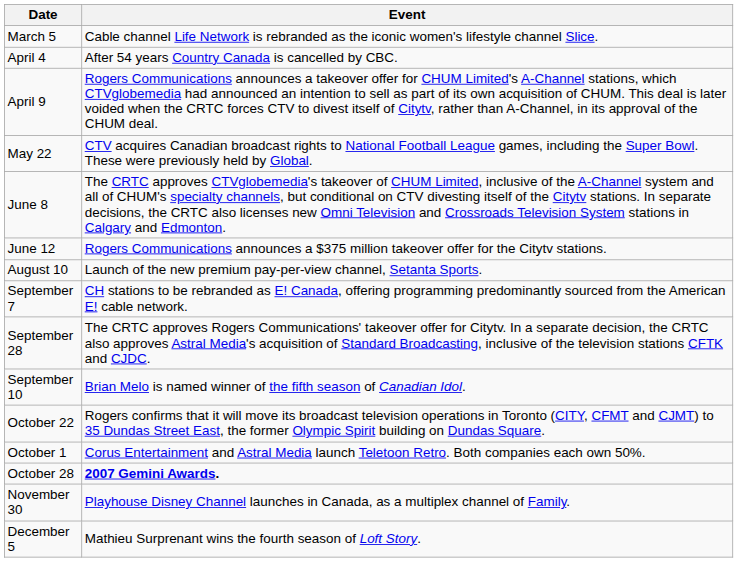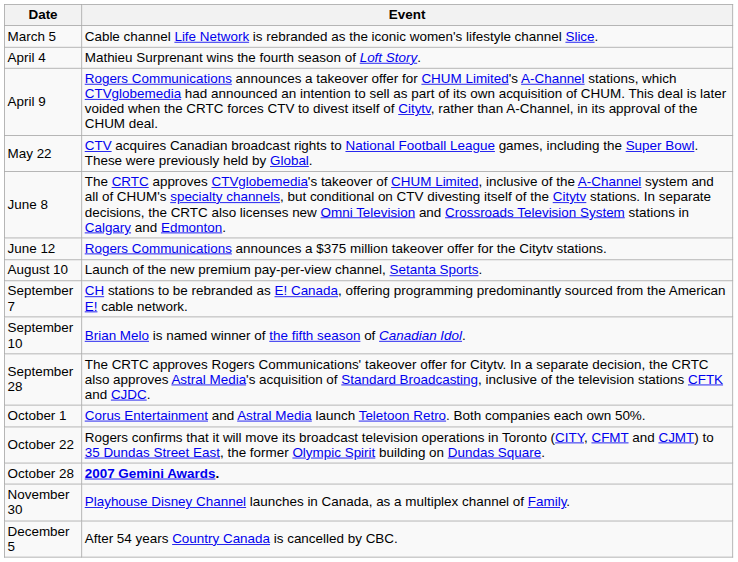(241, 57) After 54 years Country Canada is cancelled by CBC. -> (253, 57) Mathieu Surprenant wins the fourth season of Loft Story.
rows swapped: (40, 387) <-> (40, 343)
rows swapped: (37, 452) <-> (41, 423)
(253, 539) Mathieu Surprenant wins the fourth season of Loft Story. -> (241, 539) After 54 years Country Canada is cancelled by CBC.
